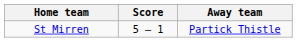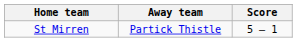columns swapped: (148, 13) <-> (235, 13)
